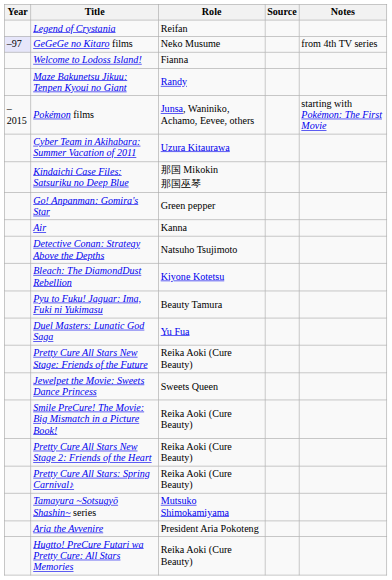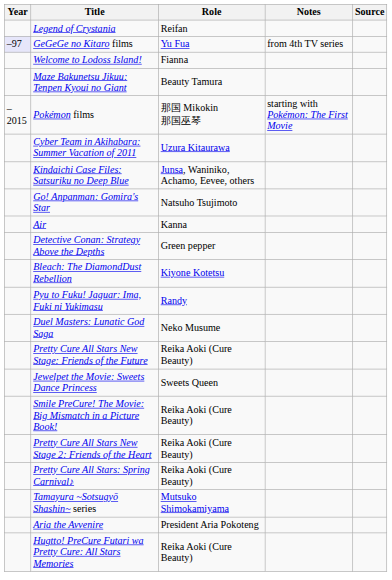columns swapped: (343, 12) <-> (282, 12)
(191, 44) Neko Musume -> (175, 44) Yu Fua
(174, 82) Randy -> (191, 82) Beauty Tamura
(207, 115) Junsa, Waniniko, Achamo, Eevee, others -> (189, 114) 那国 Mikokin 那国巫琴
(189, 177) 那国 Mikokin 那国巫琴 -> (207, 175) Junsa, Waniniko, Achamo, Eevee, others
(188, 206) Green pepper -> (199, 202) Natsuho Tsujimoto
(199, 249) Natsuho Tsujimoto -> (188, 246) Green pepper
(191, 304) Beauty Tamura -> (174, 300) Randy
(175, 331) Yu Fua -> (191, 328) Neko Musume
